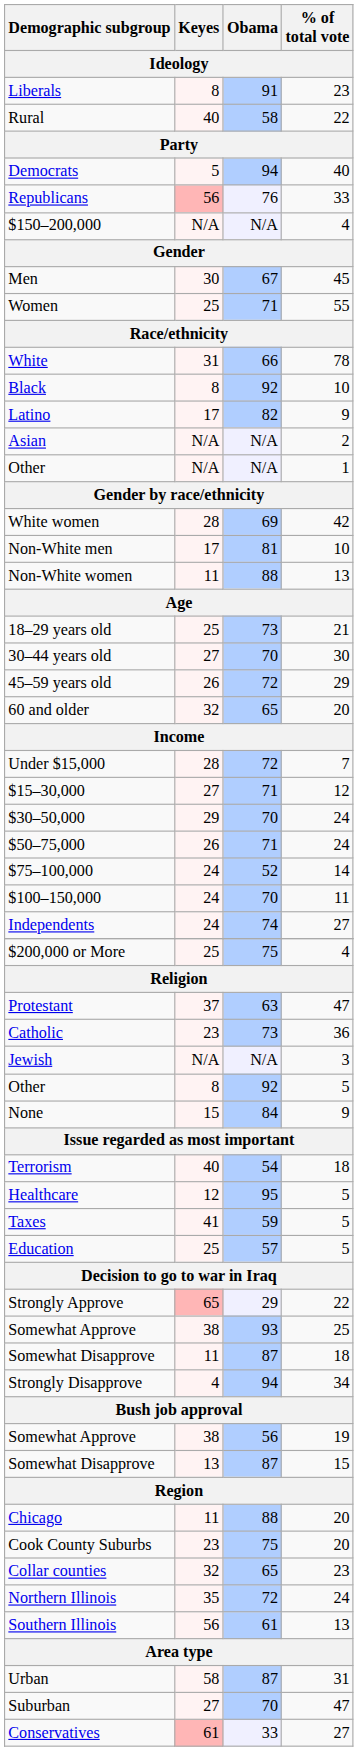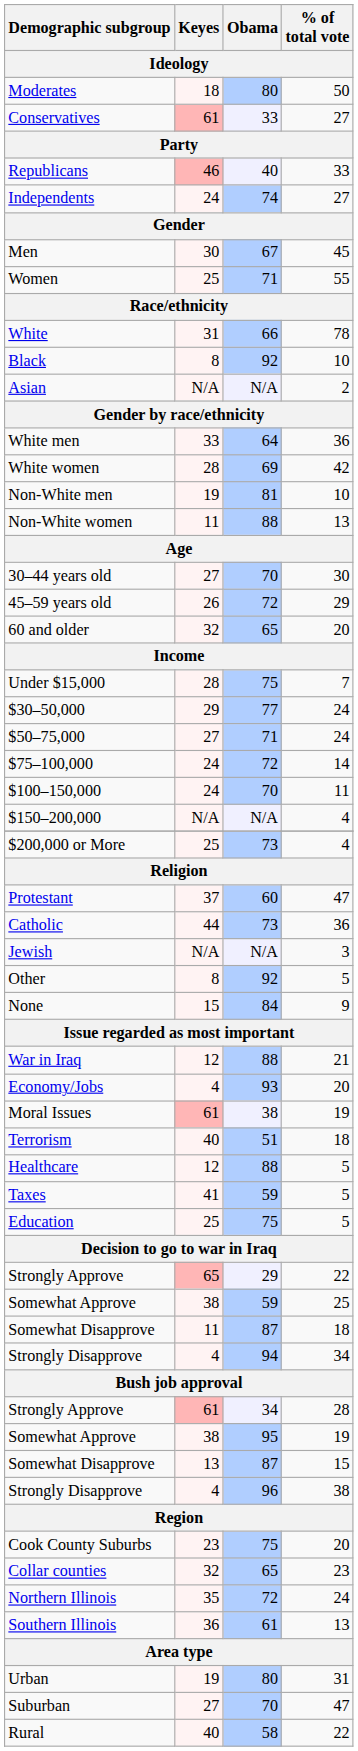- row: (35, 91)
+ row: (42, 91)
rows swapped: (54, 1733) <-> (26, 118)
- row: (43, 172)
(211, 199) 56 -> (211, 172) 46
(270, 199) 76 -> (270, 172) 40
rows swapped: (51, 925) <-> (55, 225)
- row: (29, 414)
- row: (27, 468)
+ row: (44, 441)
(211, 548) 17 -> (211, 495) 19
- row: (60, 629)
(270, 764) 72 -> (270, 683) 75
- row: (47, 791)
(270, 818) 70 -> (270, 710) 77
(211, 844) 26 -> (211, 737) 27
(270, 871) 52 -> (270, 764) 72
(270, 952) 75 -> (270, 844) 73
(270, 1006) 63 -> (270, 898) 60
(211, 1033) 23 -> (211, 925) 44
+ row: (45, 1060)
+ row: (56, 1087)
+ row: (50, 1114)
(270, 1167) 54 -> (270, 1141) 51
(270, 1194) 95 -> (270, 1167) 88
(270, 1248) 57 -> (270, 1221) 75
(270, 1329) 93 -> (270, 1302) 59
+ row: (66, 1410)
(270, 1437) 56 -> (270, 1437) 95
+ row: (75, 1490)
- row: (35, 1517)
(211, 1625) 56 -> (211, 1625) 36
(211, 1679) 58 -> (211, 1679) 19
(270, 1679) 87 -> (270, 1679) 80
